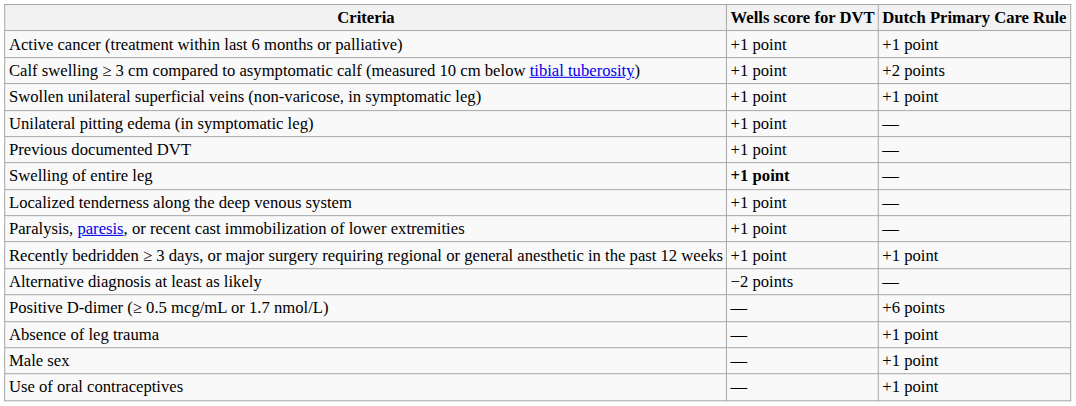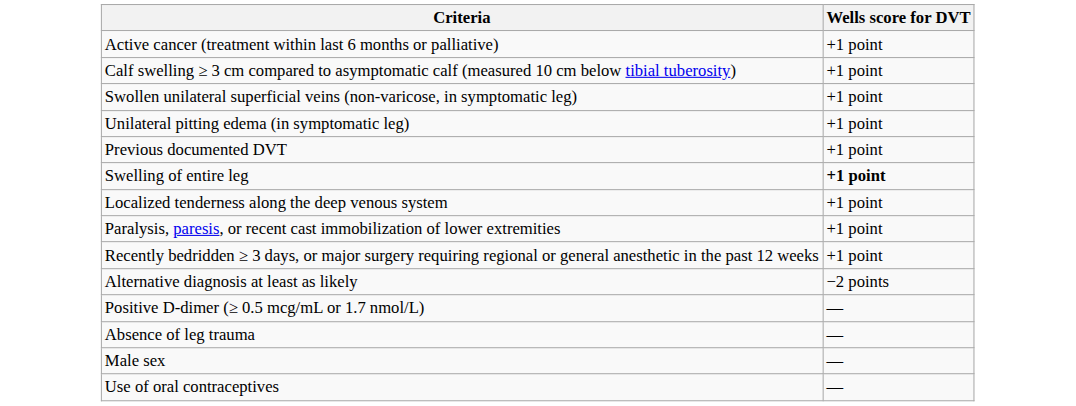- column: (974, 17)
